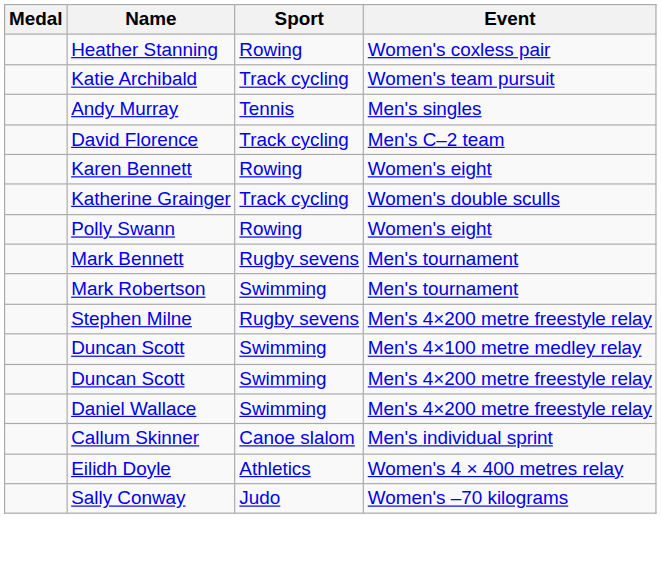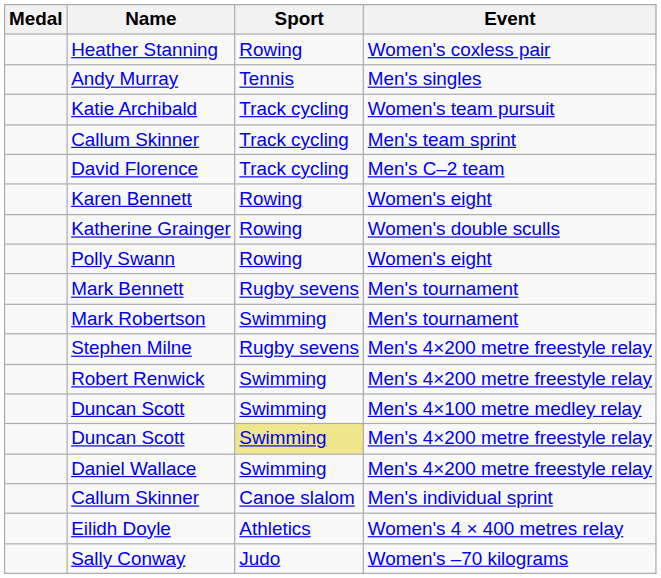rows swapped: (125, 109) <-> (134, 79)
+ row: (135, 139)
(294, 199) Track cycling -> (271, 229) Rowing
+ row: (138, 378)
(283, 378) no background -> (283, 438) khaki background
